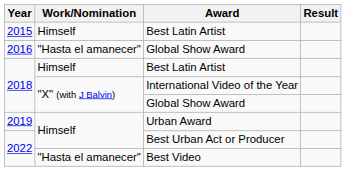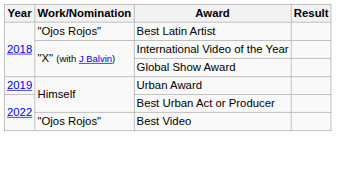- row: (20, 31)
- row: (20, 49)
(56, 67) Himself -> (69, 31) "Ojos Rojos"
(89, 157) "Hasta el amanecer" -> (69, 121) "Ojos Rojos"
